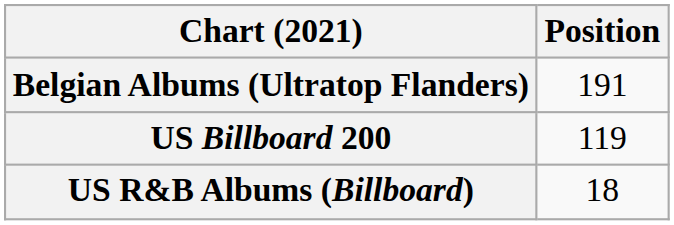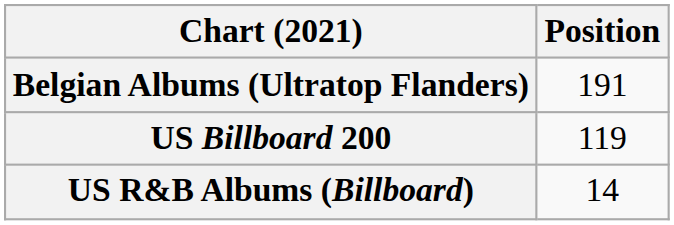(602, 191) 18 -> (602, 191) 14
